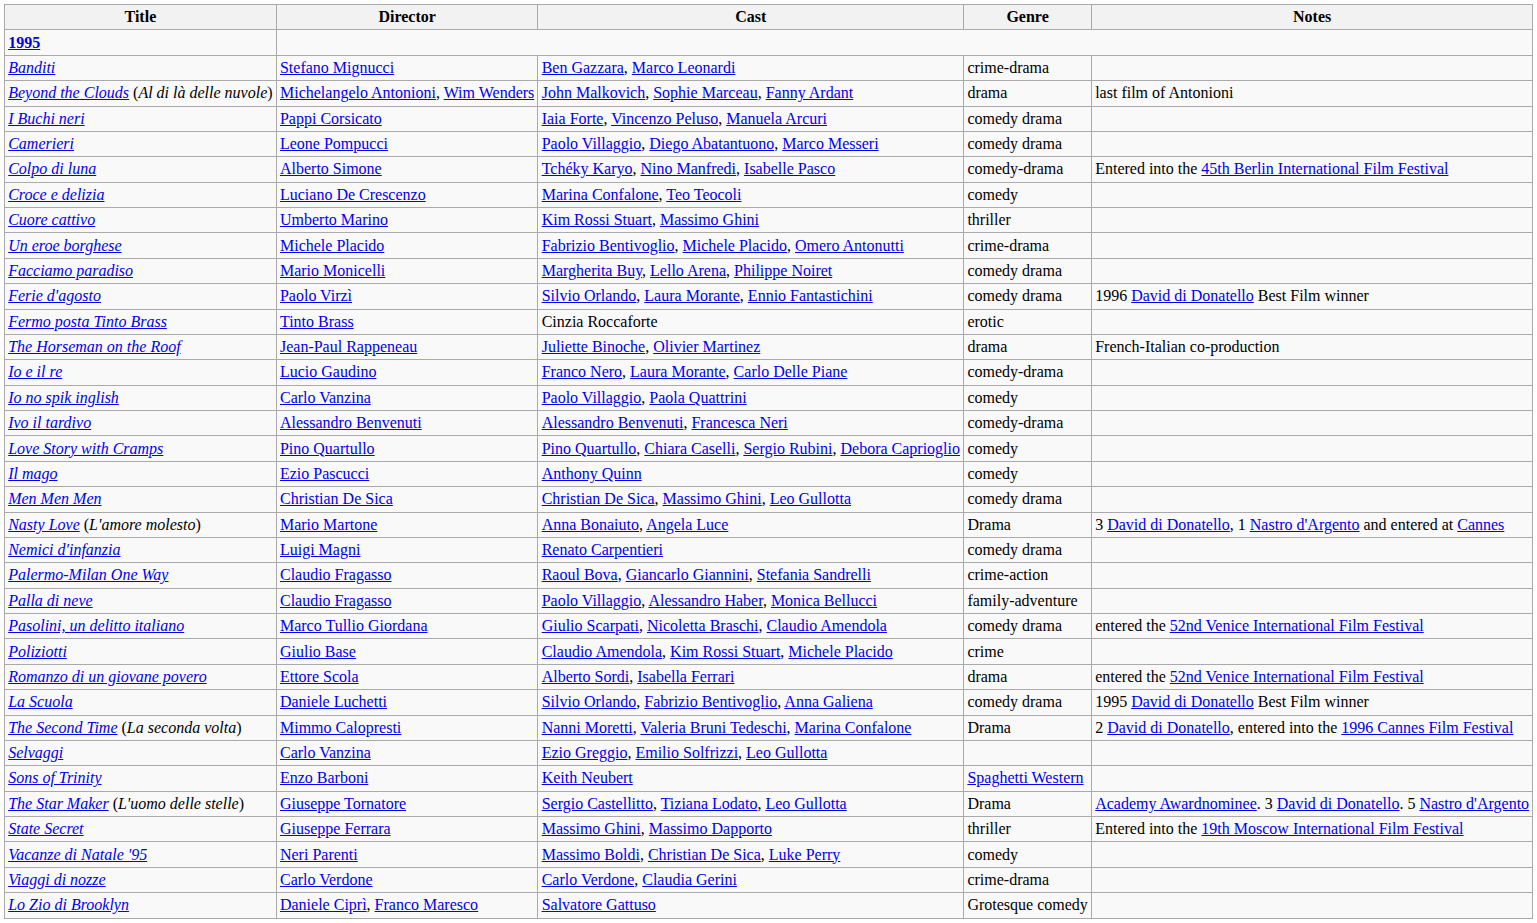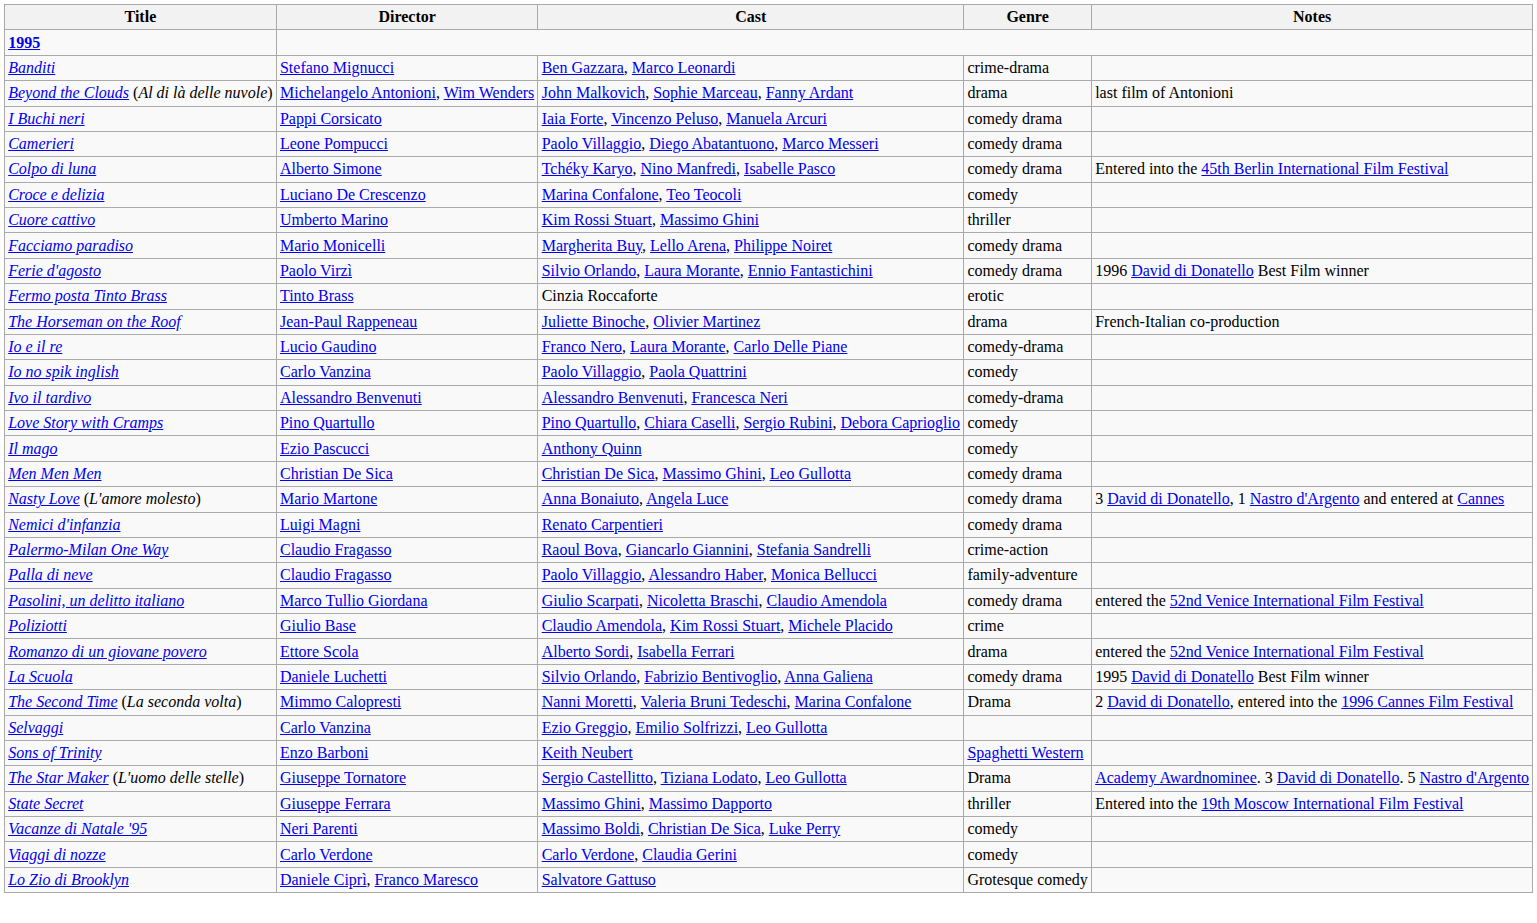(1015, 169) comedy-drama -> (1015, 169) comedy drama
- row: (65, 245)
(989, 524) Drama -> (1015, 499) comedy drama
(1008, 879) crime-drama -> (993, 854) comedy
